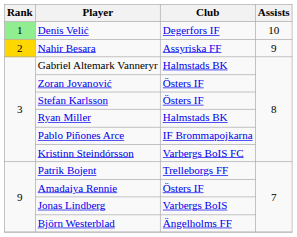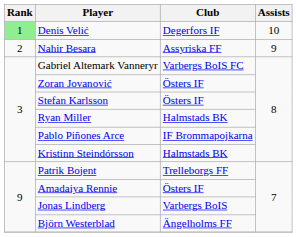(20, 48) gold background -> (20, 48) no background
(195, 65) Halmstads BK -> (203, 65) Varbergs BoIS FC
(203, 153) Varbergs BoIS FC -> (195, 153) Halmstads BK
